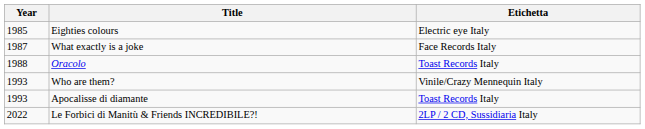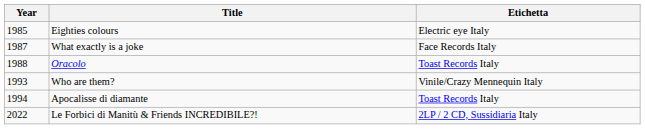(17, 98) 1993 -> (17, 98) 1994
